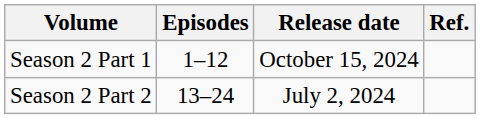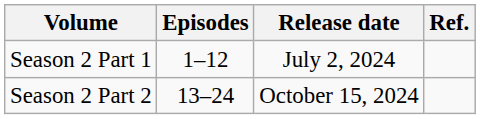(339, 58) October 15, 2024 -> (339, 58) July 2, 2024
(339, 95) July 2, 2024 -> (339, 95) October 15, 2024
